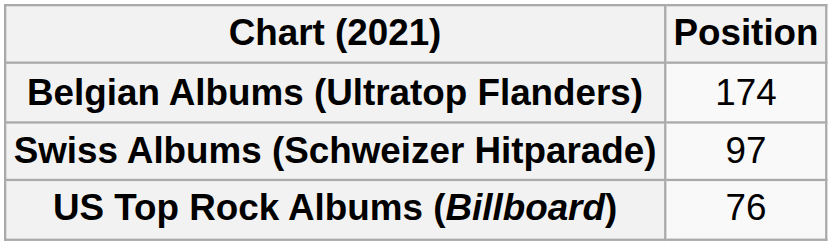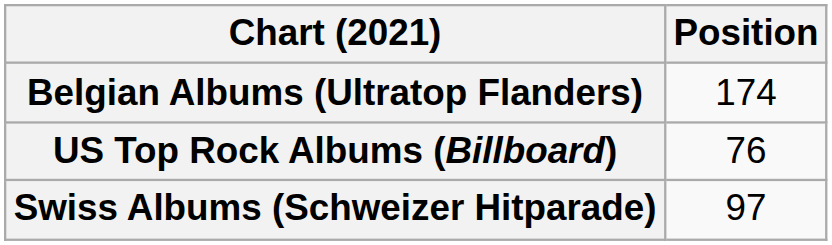rows swapped: (335, 150) <-> (335, 208)
